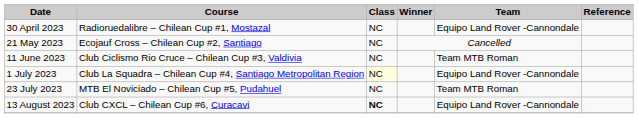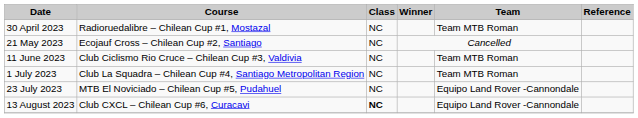(508, 27) Equipo Land Rover -Cannondale -> (478, 27) Team MTB Roman
(376, 74) lightyellow background -> (376, 74) no background
(508, 74) Equipo Land Rover -Cannondale -> (478, 74) Team MTB Roman
(478, 89) Team MTB Roman -> (508, 89) Equipo Land Rover -Cannondale
